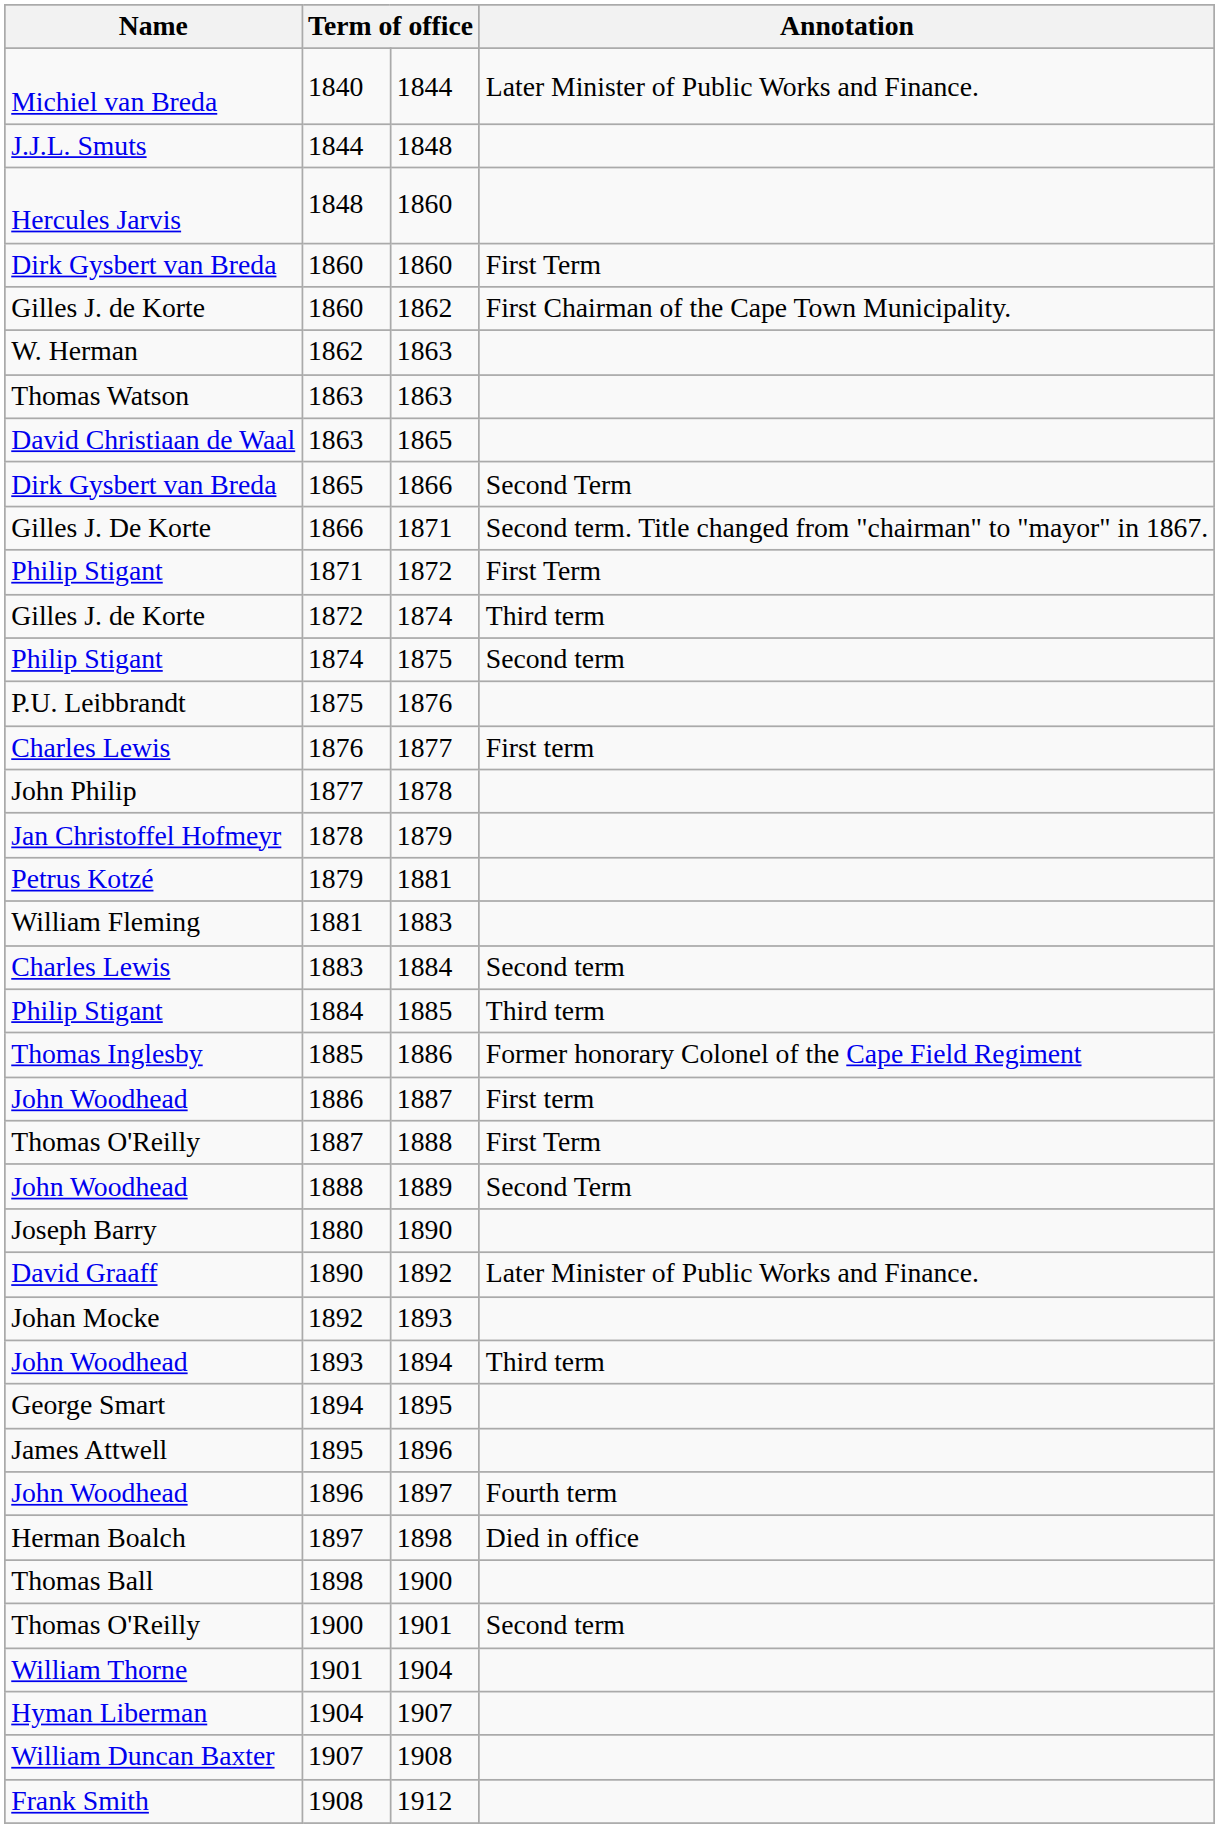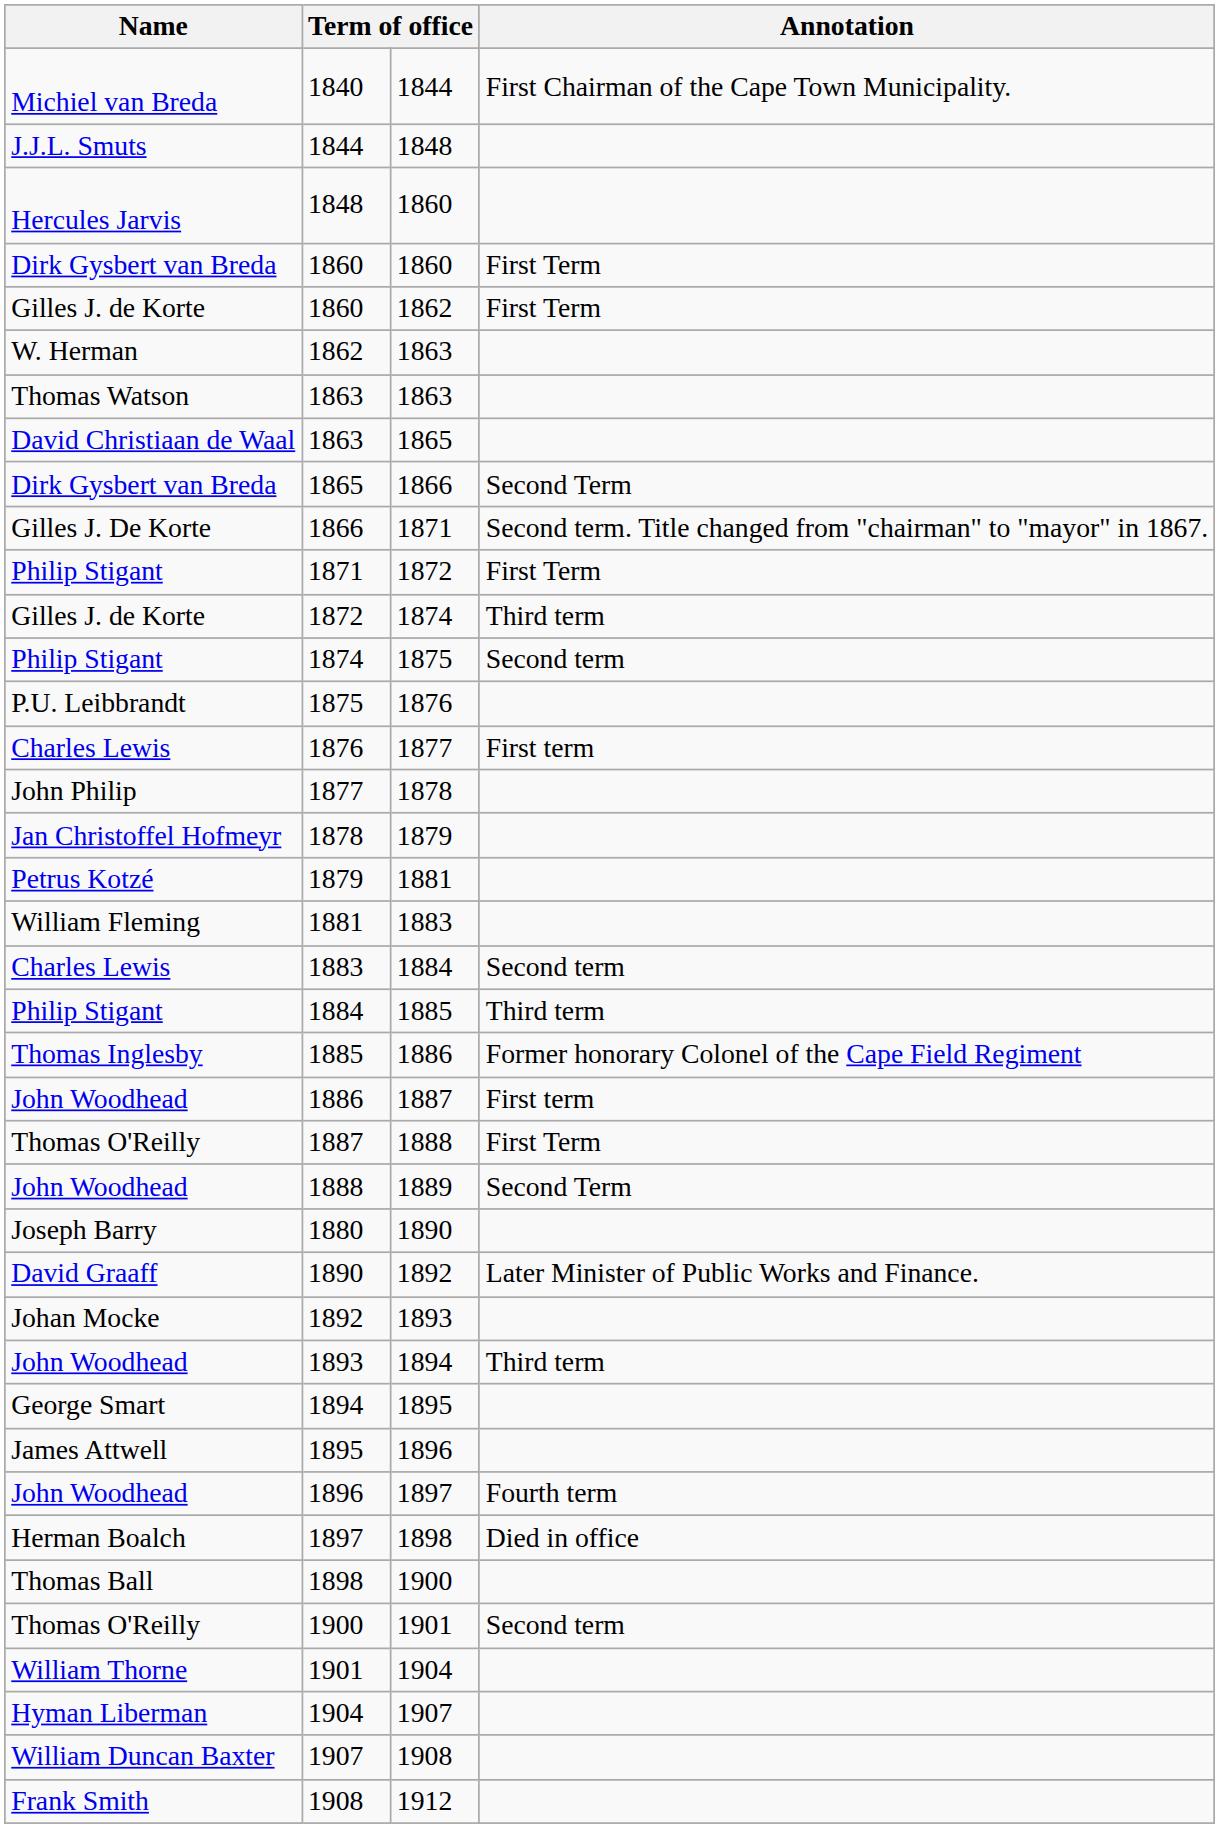(732, 85) Later Minister of Public Works and Finance. -> (748, 85) First Chairman of the Cape Town Municipality.
(748, 308) First Chairman of the Cape Town Municipality. -> (543, 308) First Term
